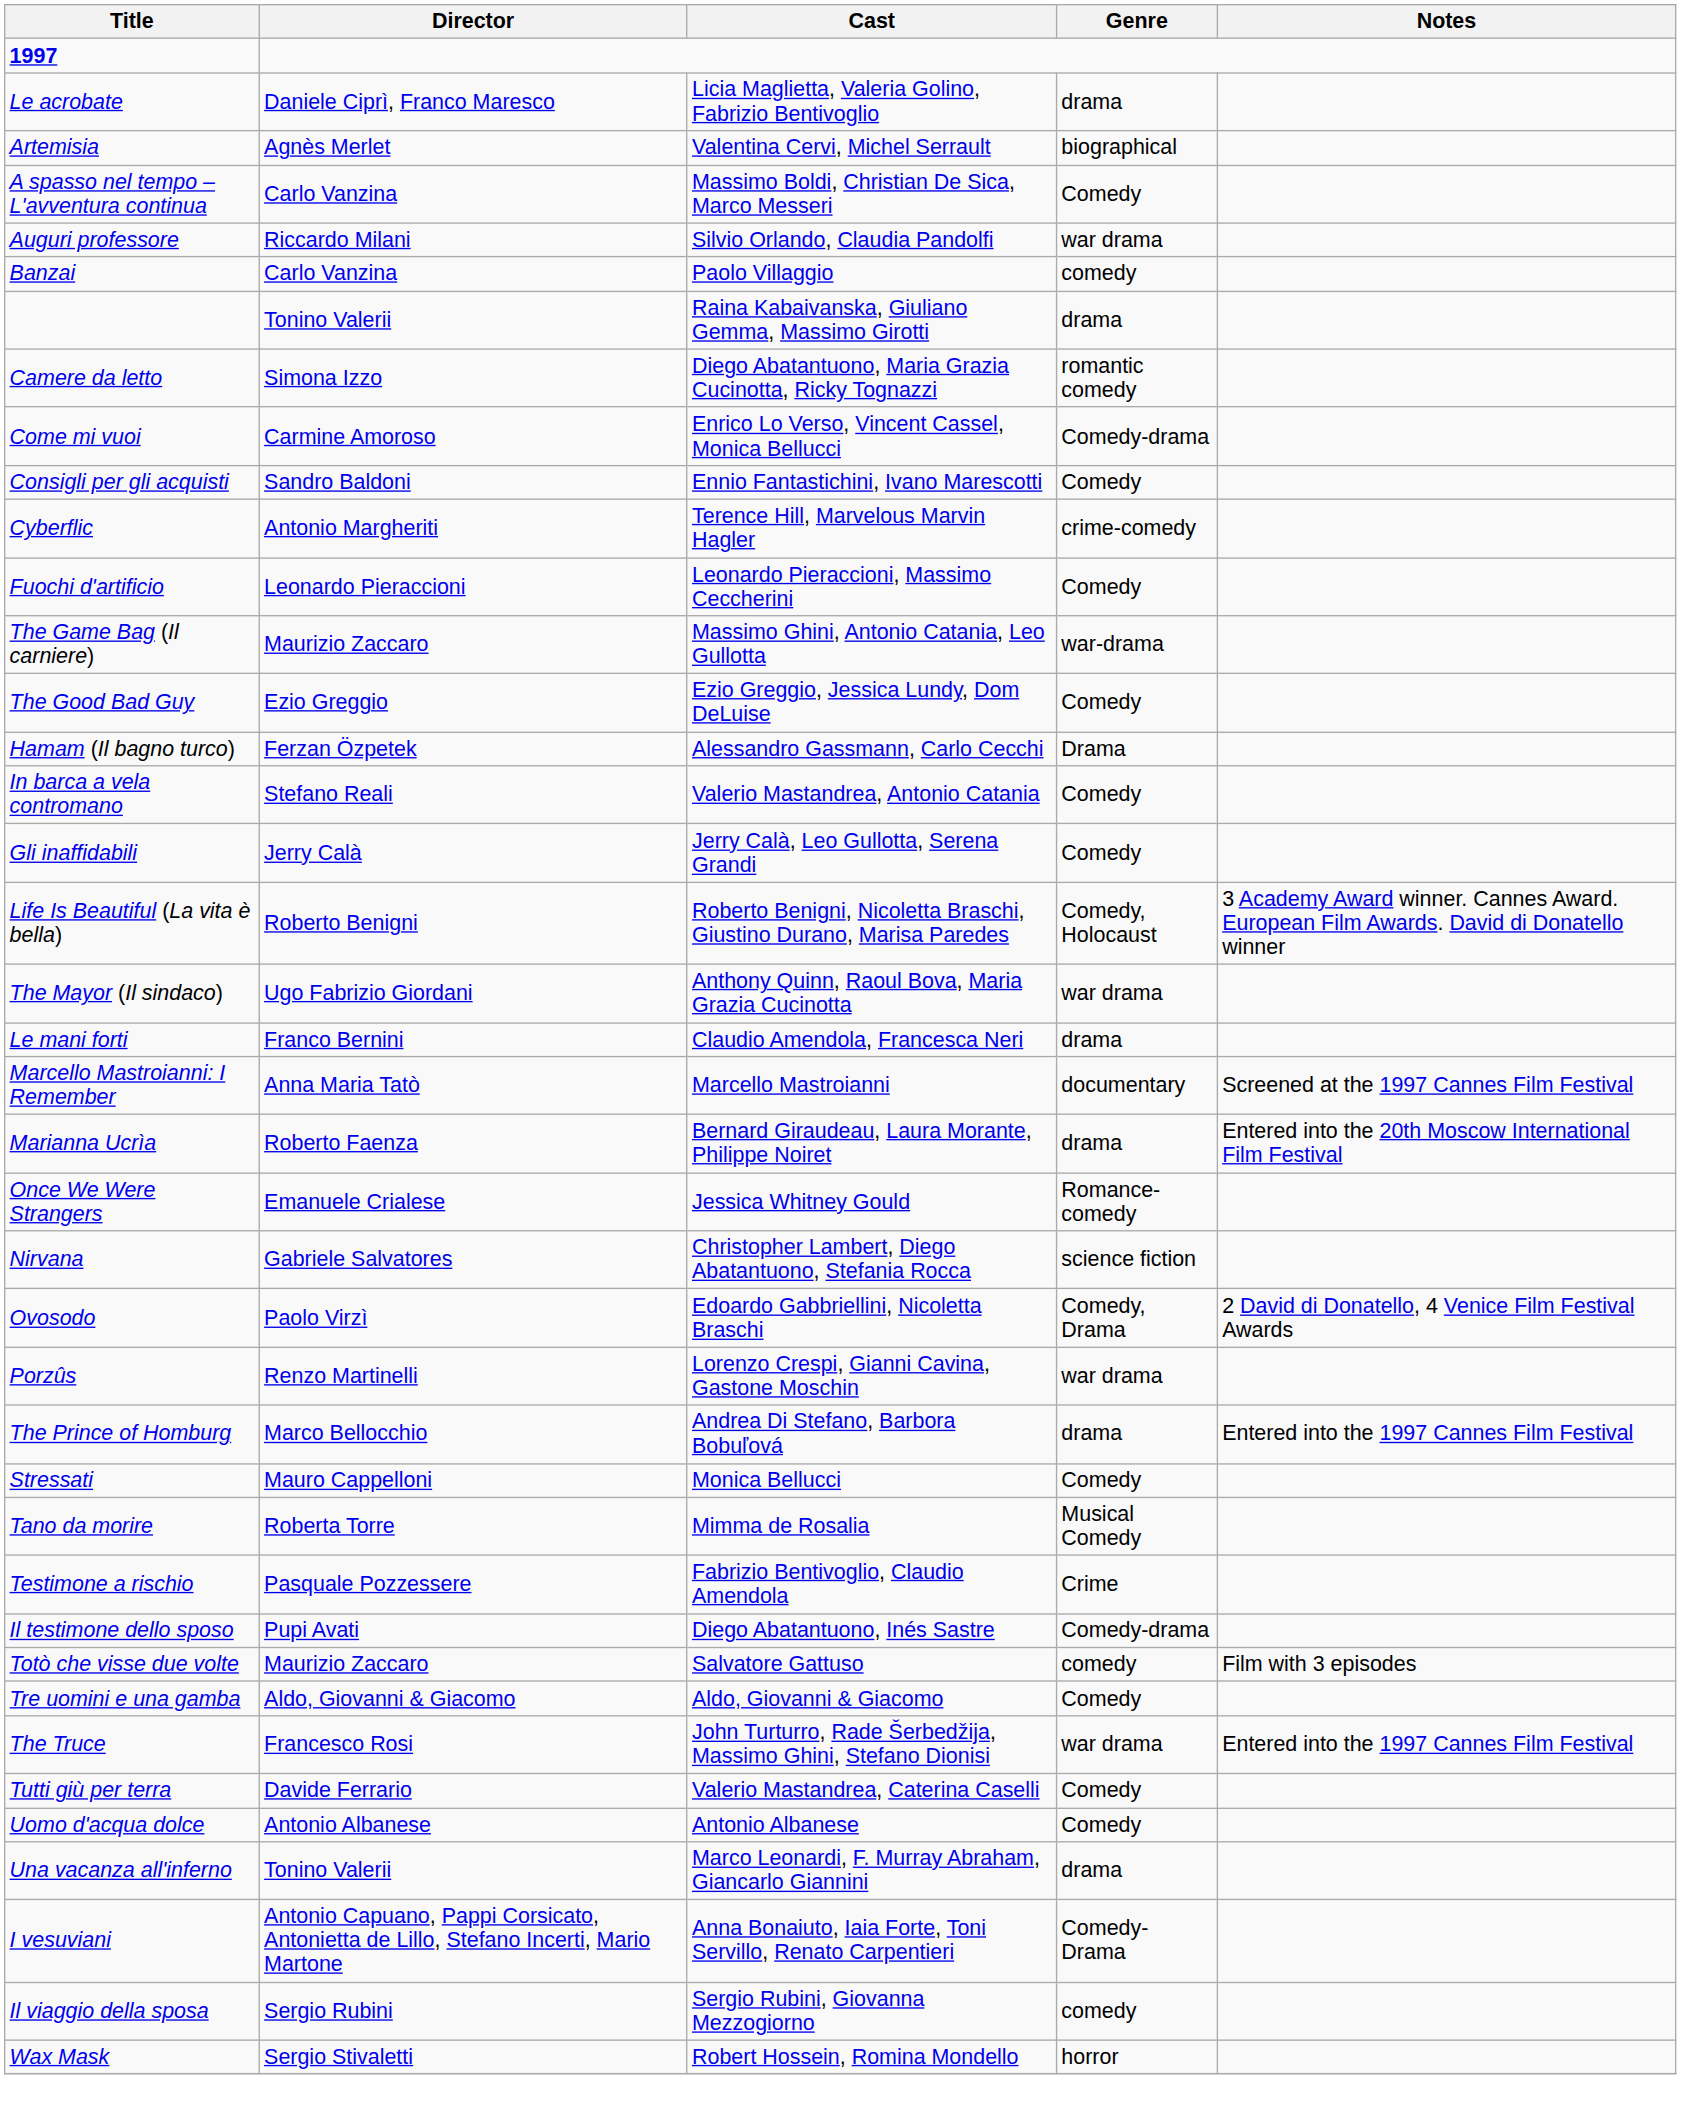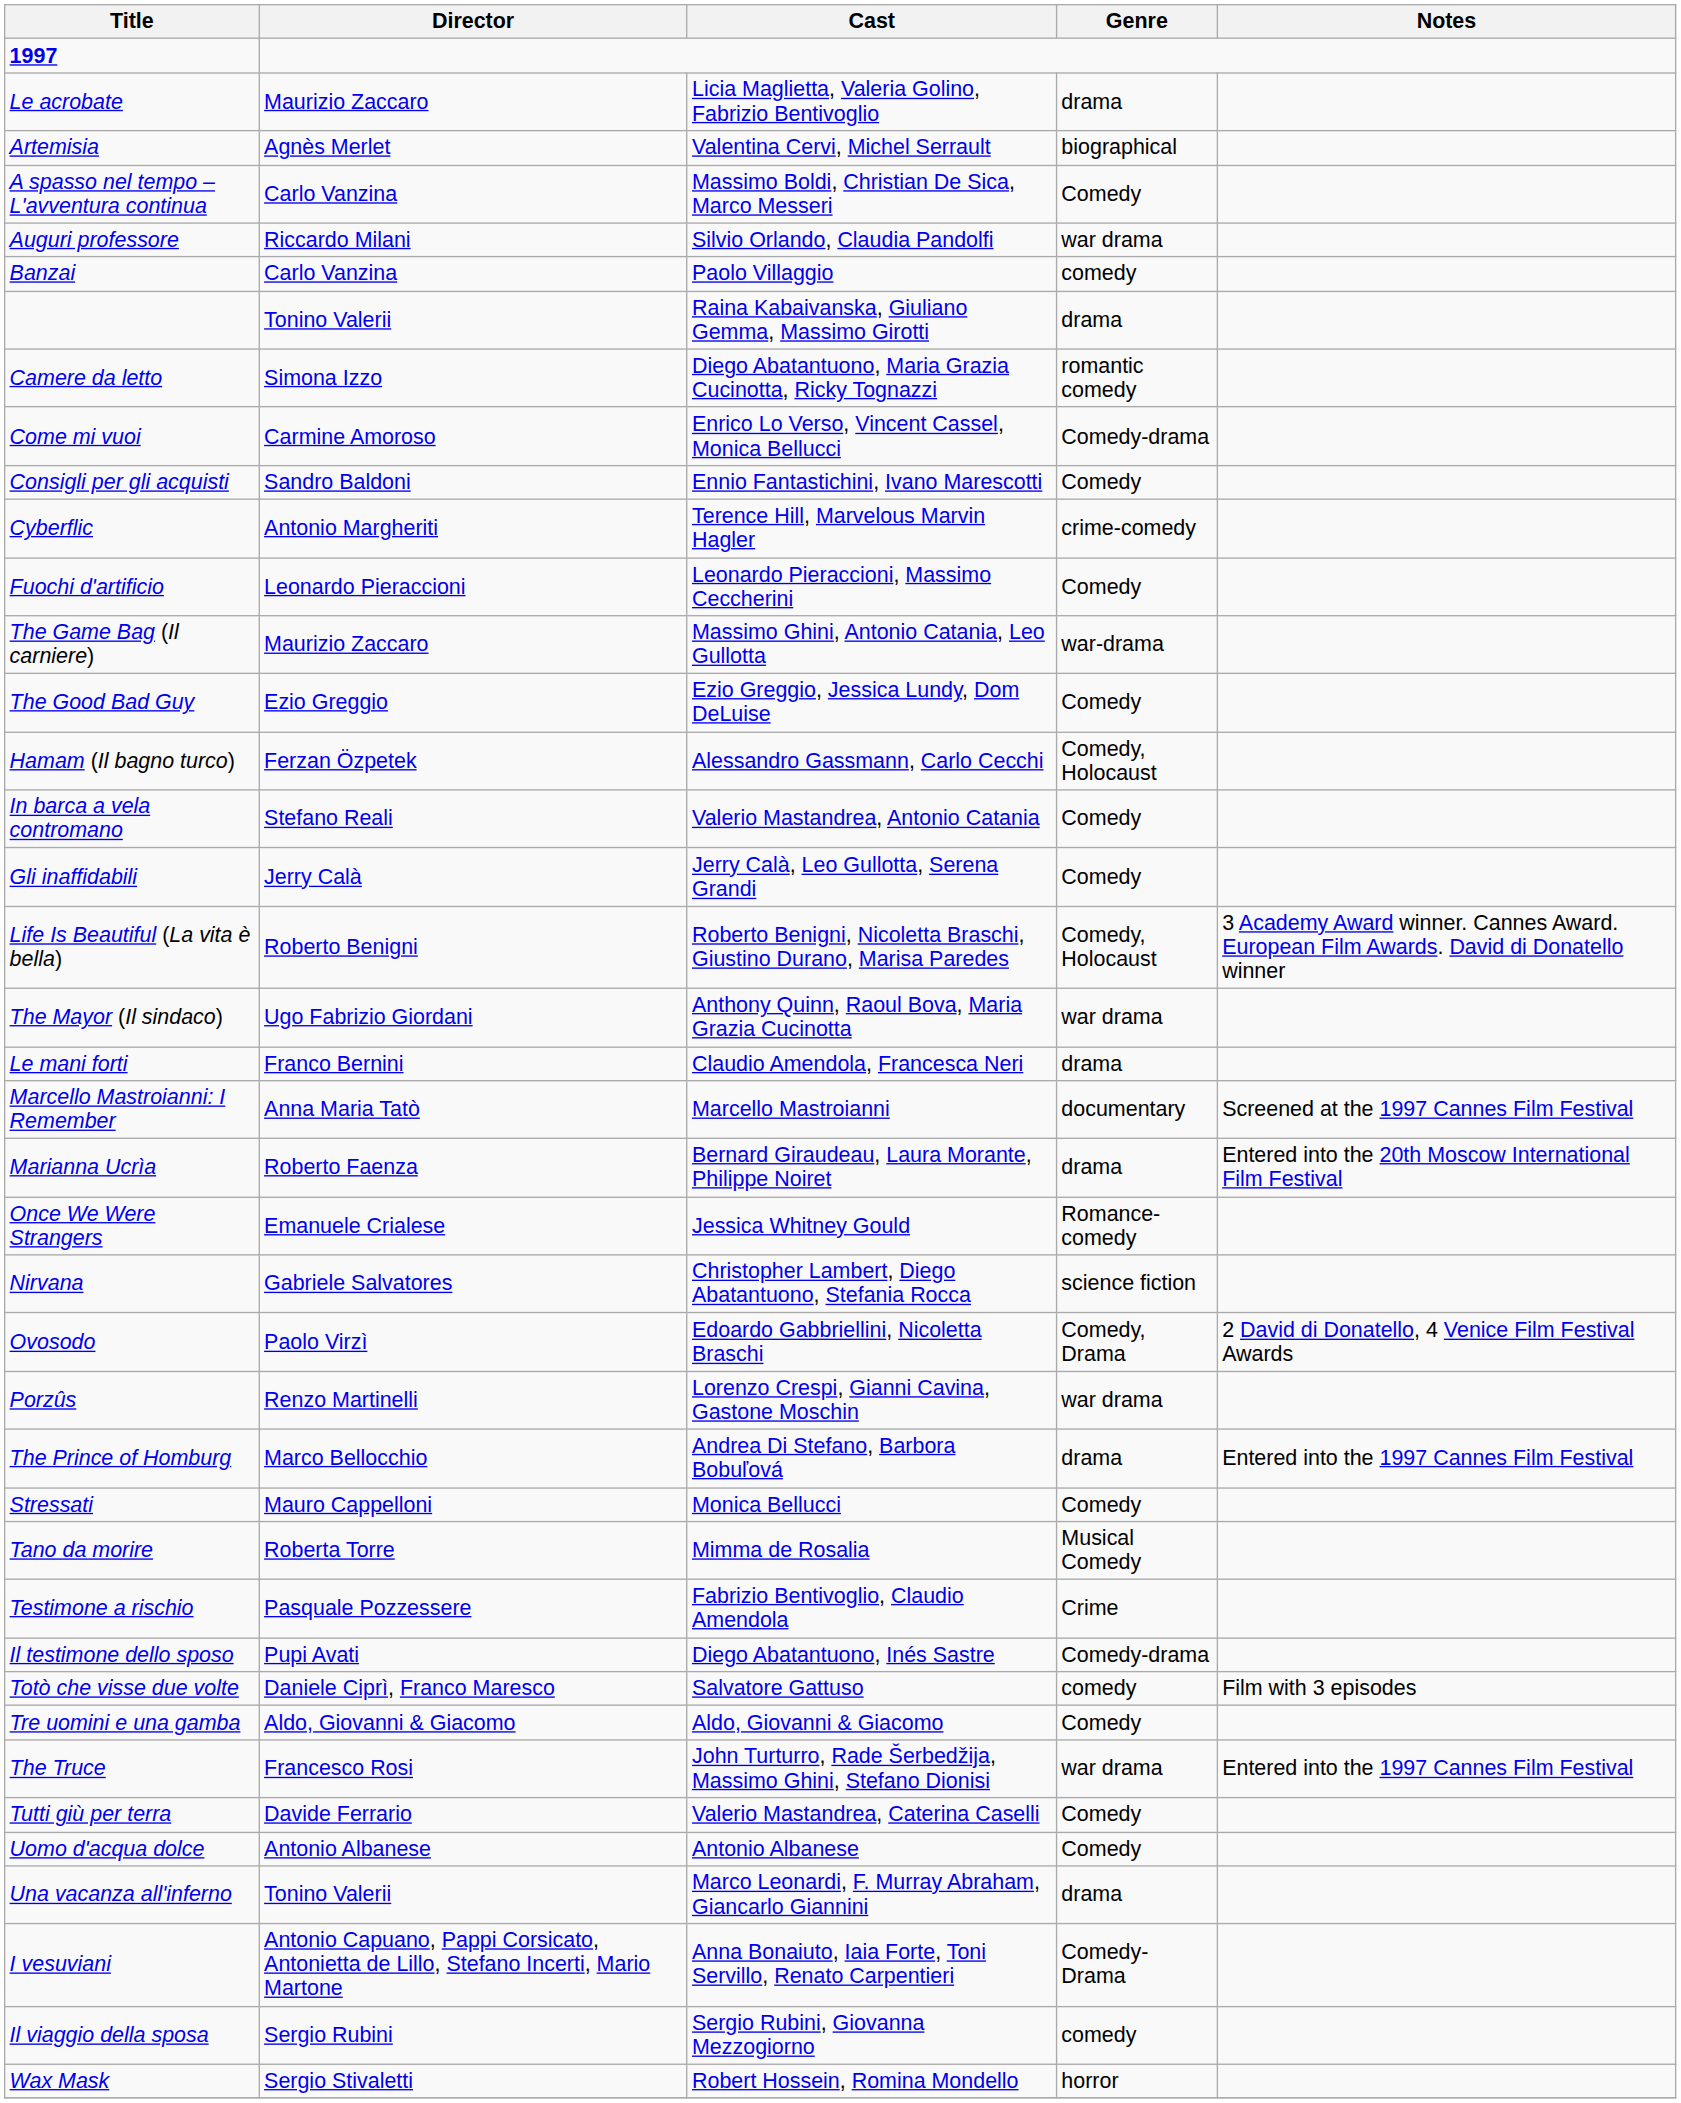(409, 101) Daniele Ciprì, Franco Maresco -> (346, 101) Maurizio Zaccaro
(1094, 748) Drama -> (1109, 760) Comedy, Holocaust
(346, 1664) Maurizio Zaccaro -> (409, 1688) Daniele Ciprì, Franco Maresco
